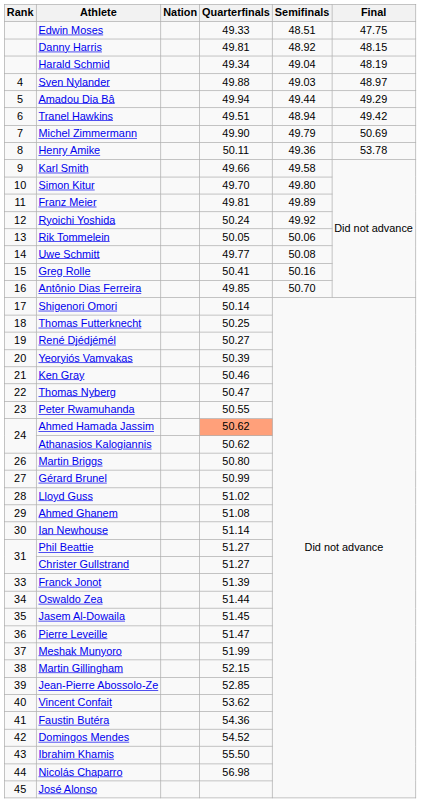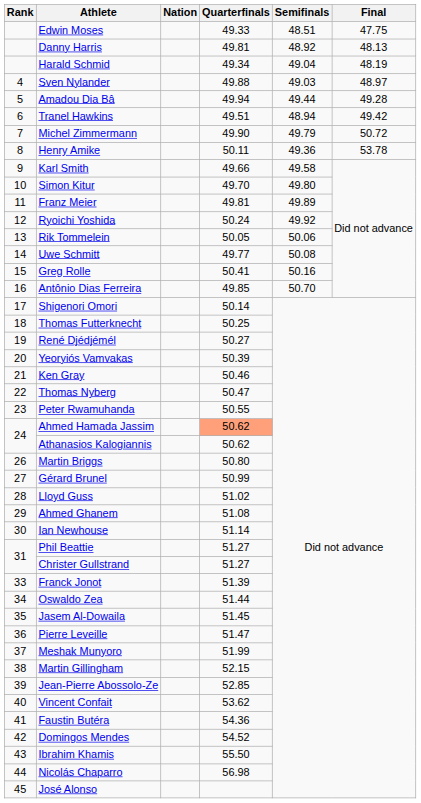(374, 47) 48.15 -> (374, 47) 48.13
(374, 99) 49.29 -> (374, 99) 49.28
(374, 133) 50.69 -> (374, 133) 50.72
